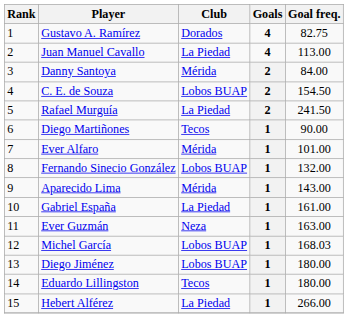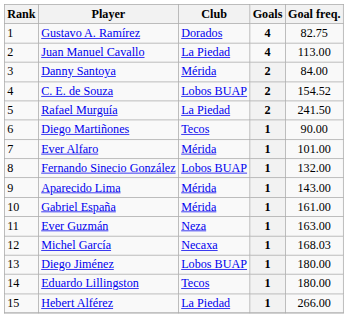(314, 91) 154.50 -> (314, 91) 154.52
(206, 206) La Piedad -> (199, 206) Mérida
(214, 245) Lobos BUAP -> (199, 245) Necaxa
